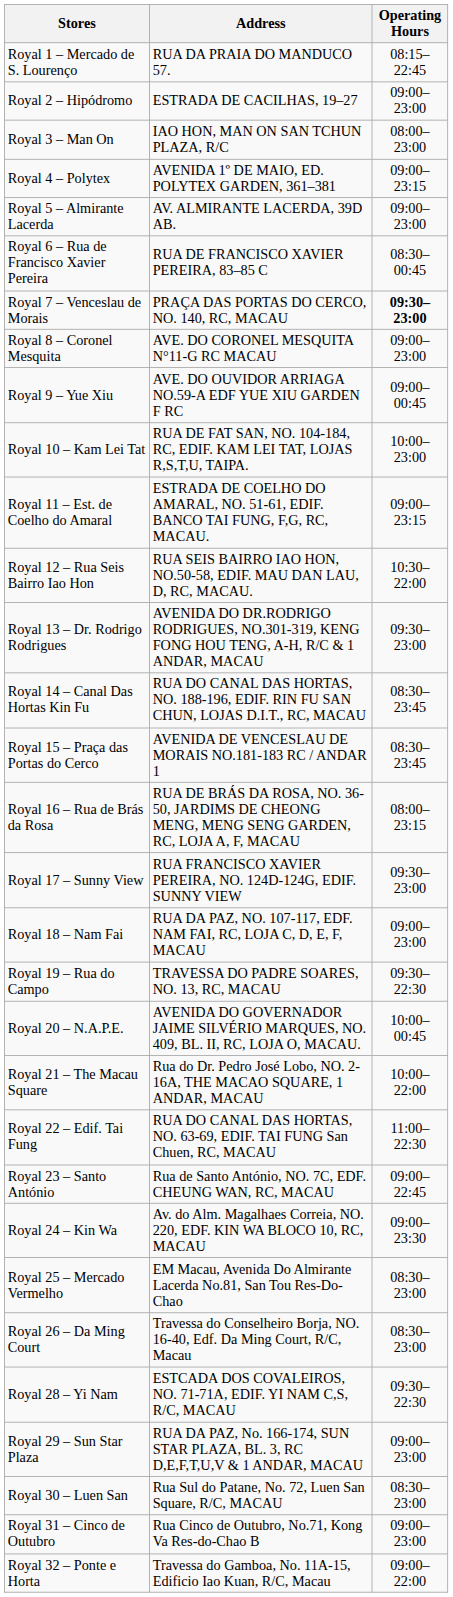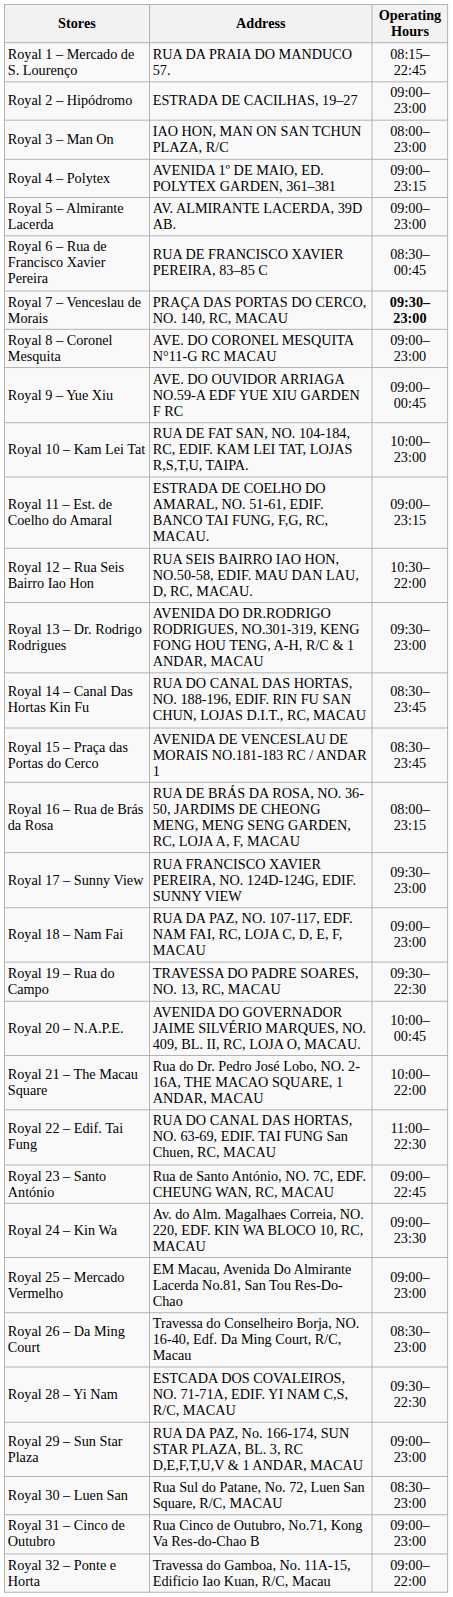(410, 1285) 08:30–23:00 -> (410, 1285) 09:00–23:00
